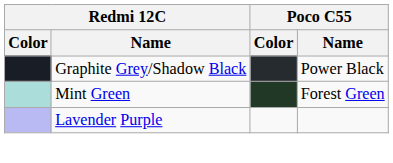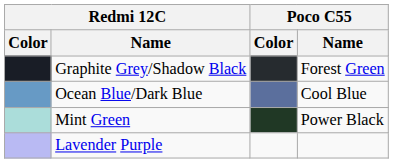(342, 68) Power Black -> (343, 68) Forest Green
+ row: (129, 94)
(343, 94) Forest Green -> (342, 119) Power Black
